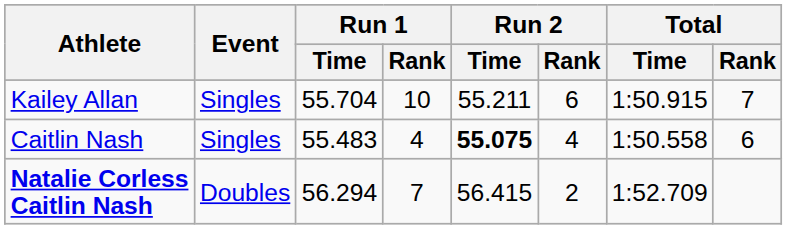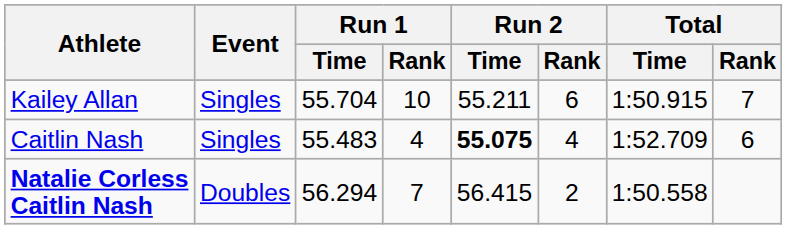(660, 139) 1:50.558 -> (660, 139) 1:52.709
(660, 192) 1:52.709 -> (660, 192) 1:50.558
